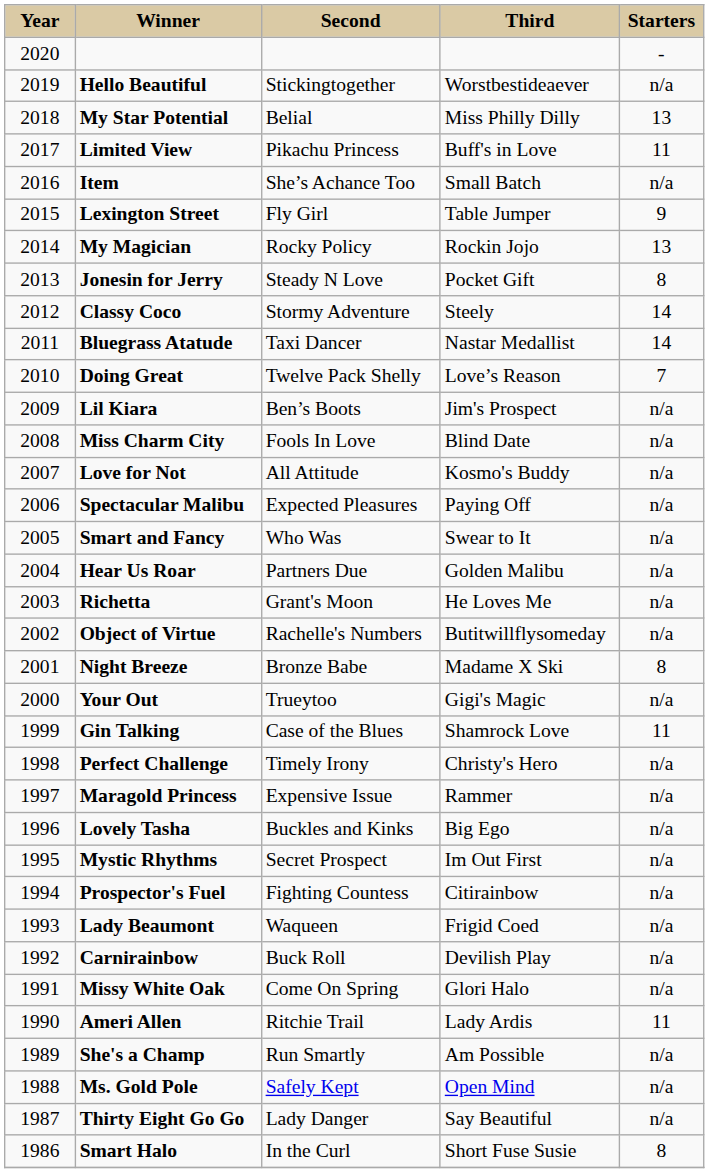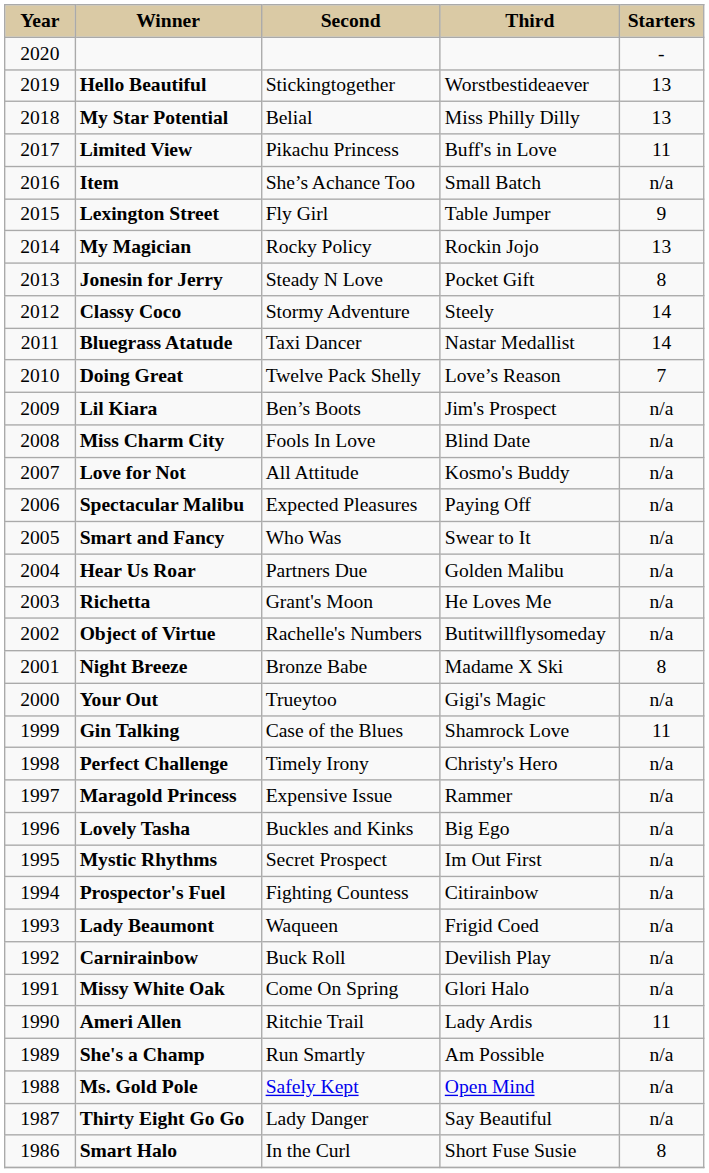(661, 85) n/a -> (661, 85) 13
